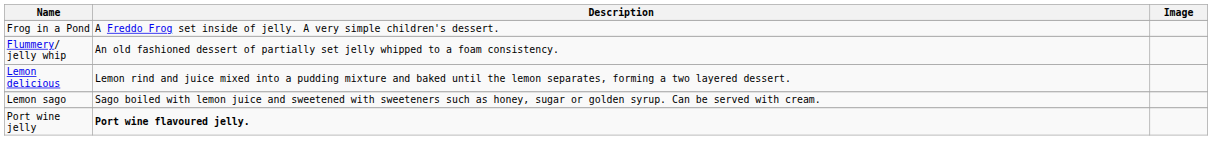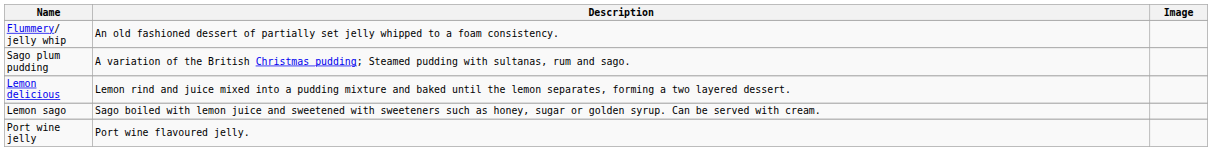- row: (48, 29)
+ row: (34, 62)
(172, 121) bold -> (172, 133) normal
